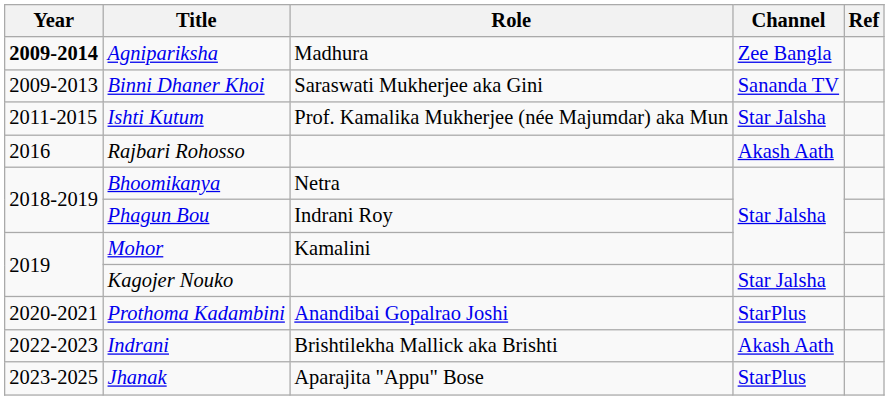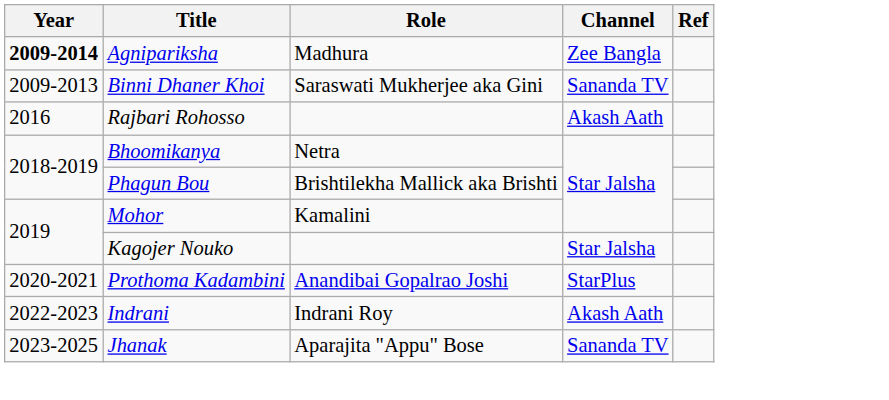- row: (156, 118)
(343, 215) Indrani Roy -> (426, 183) Brishtilekha Mallick aka Brishti
(426, 345) Brishtilekha Mallick aka Brishti -> (343, 313) Indrani Roy
(772, 378) StarPlus -> (618, 345) Sananda TV
